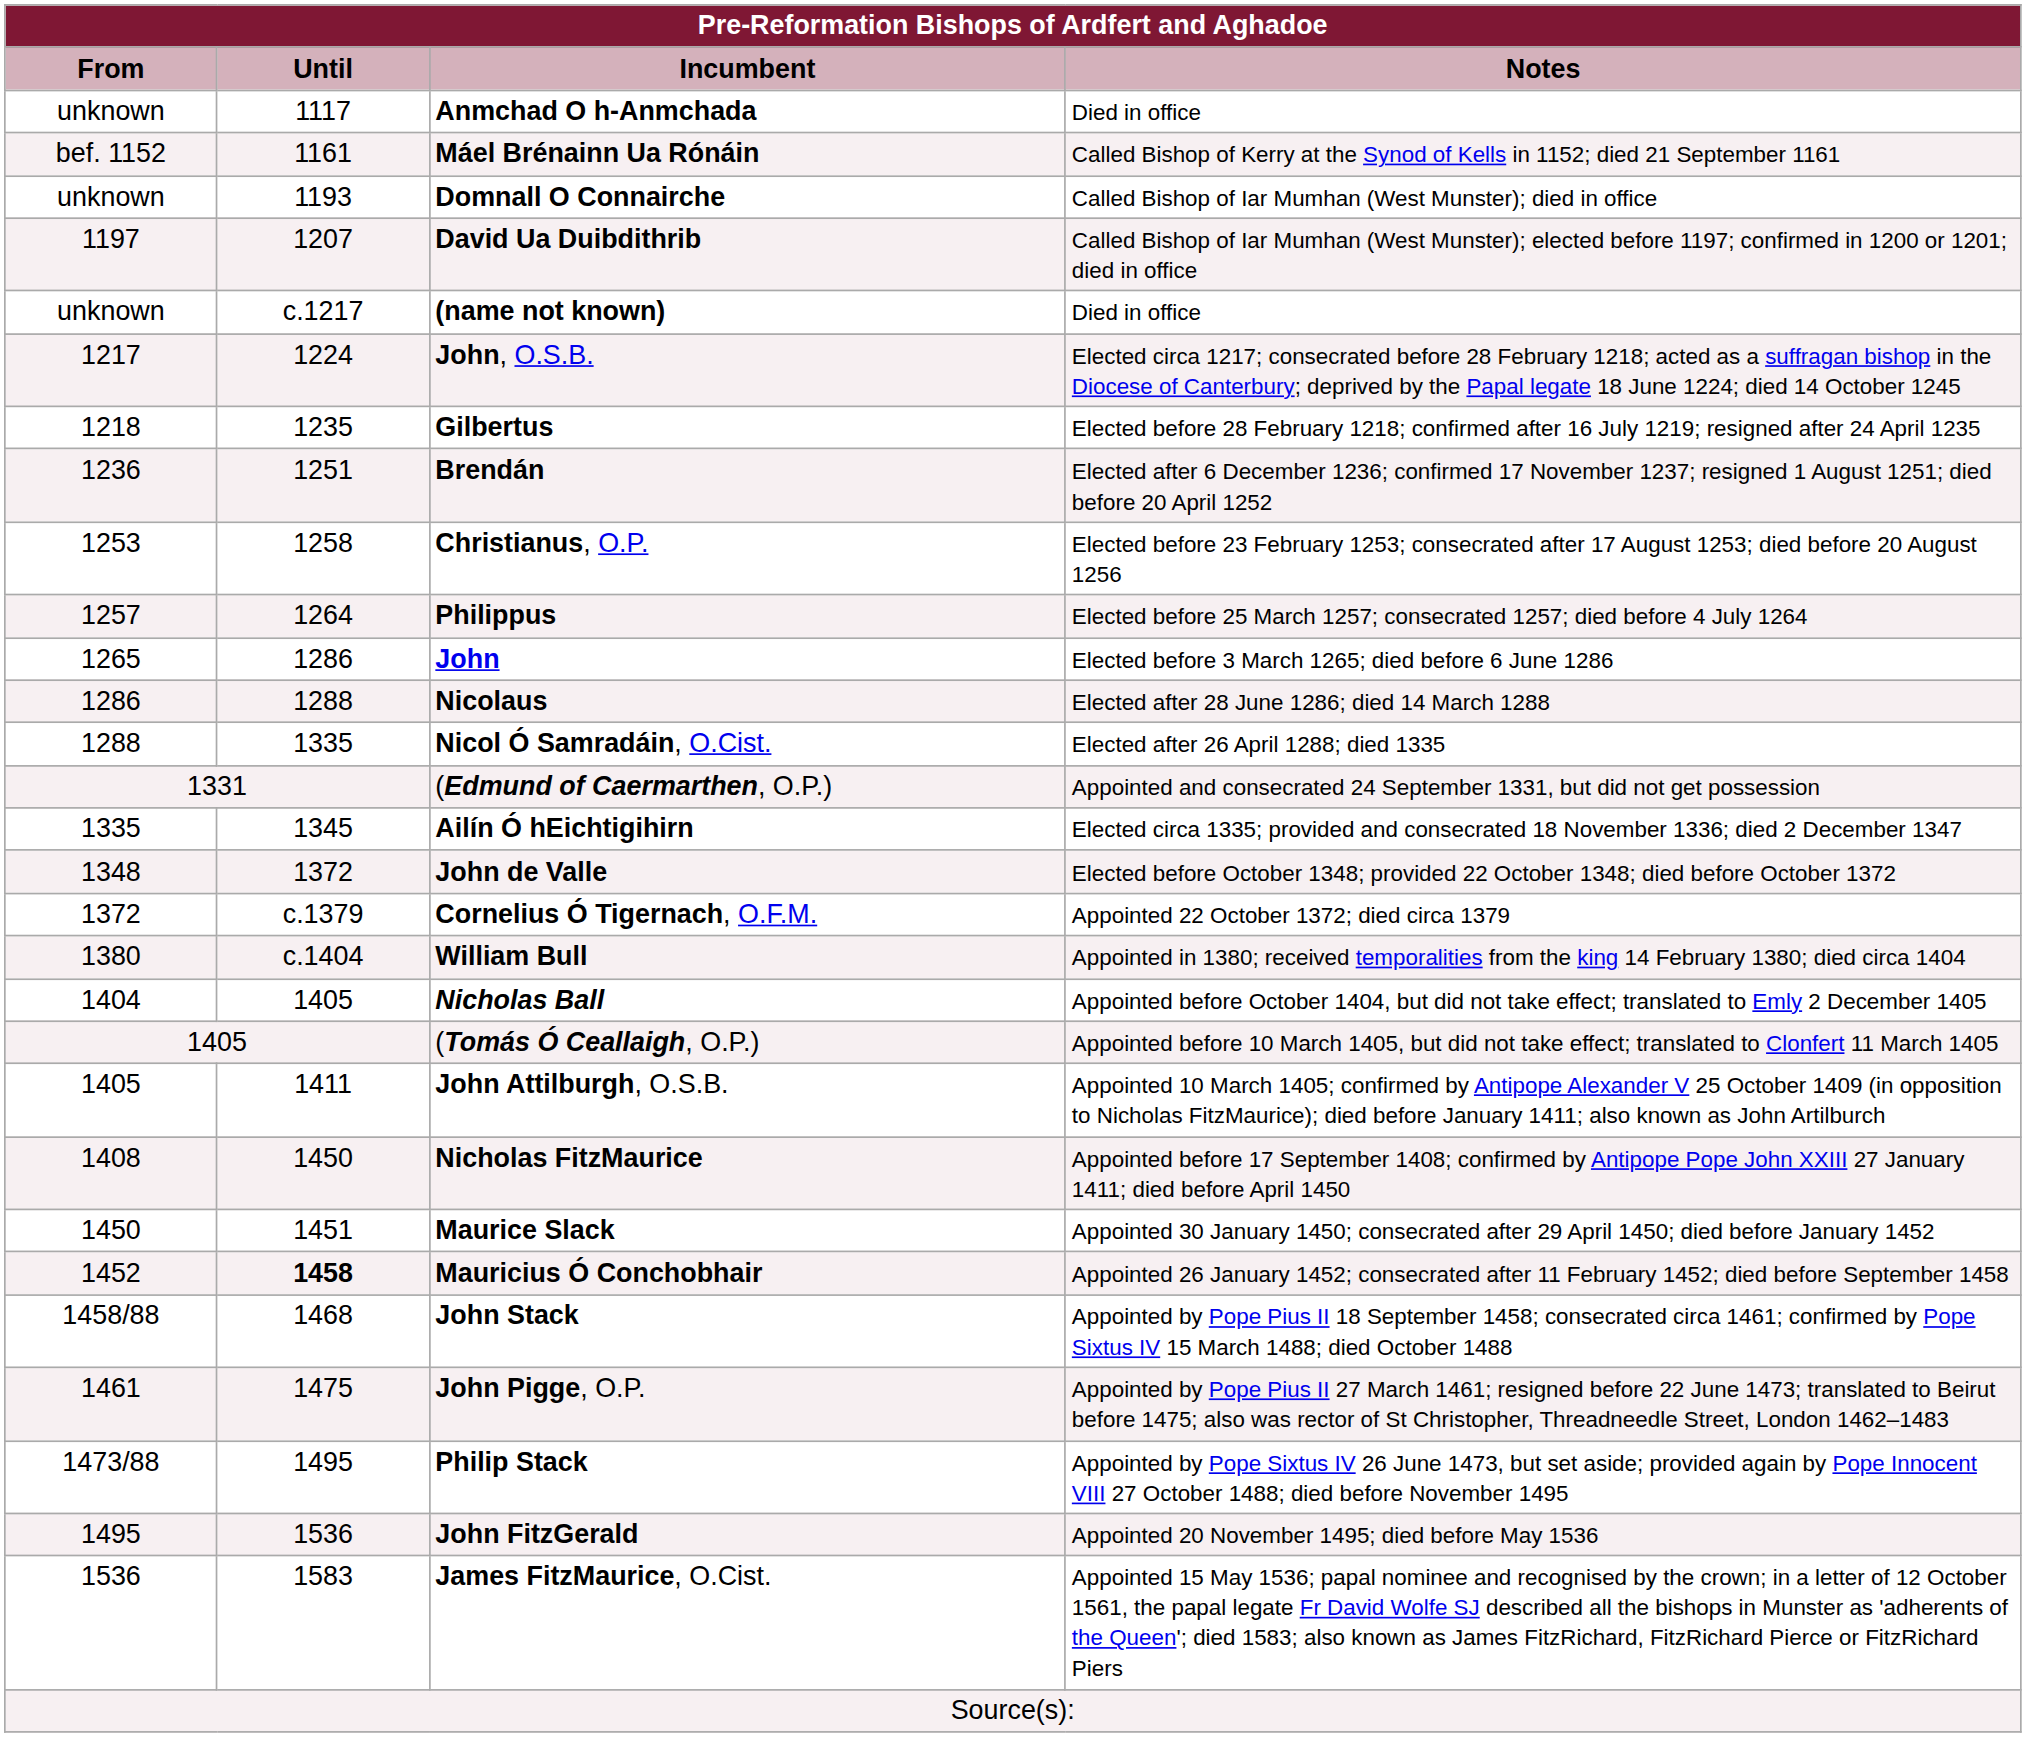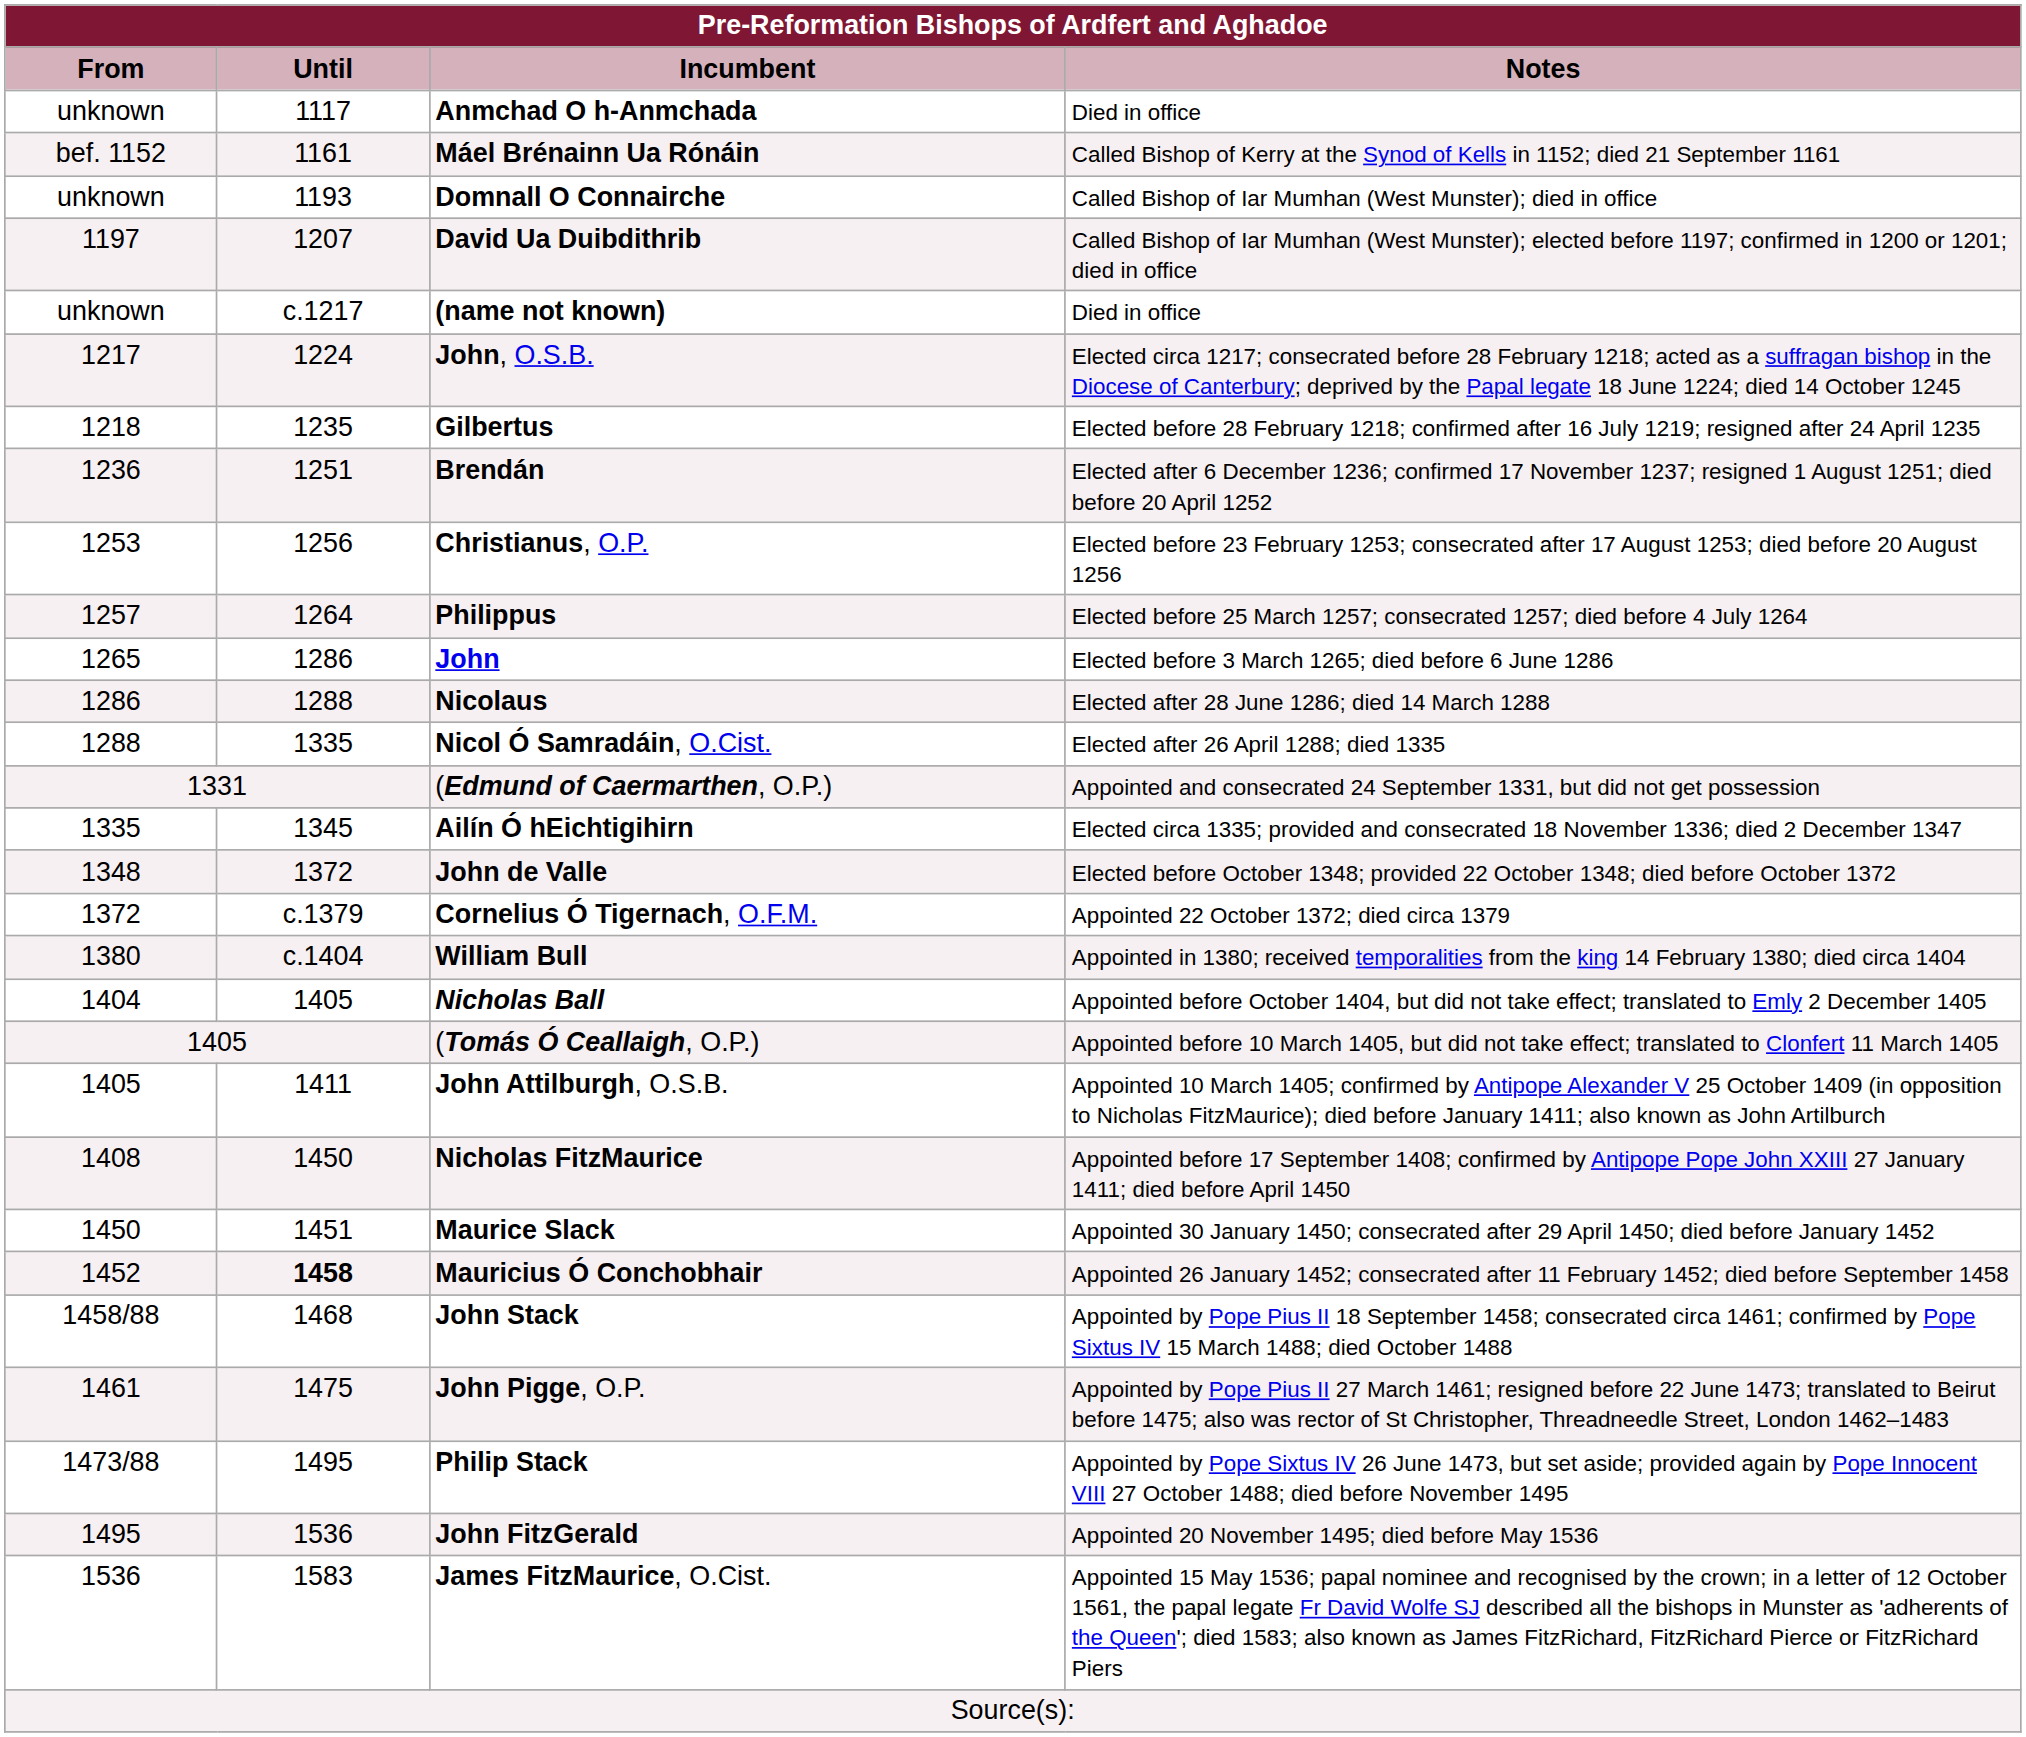(323, 542) 1258 -> (323, 542) 1256
